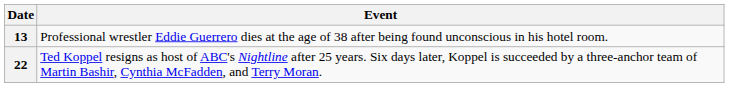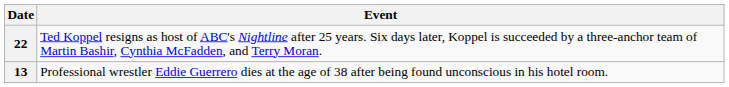rows swapped: (21, 36) <-> (21, 64)
